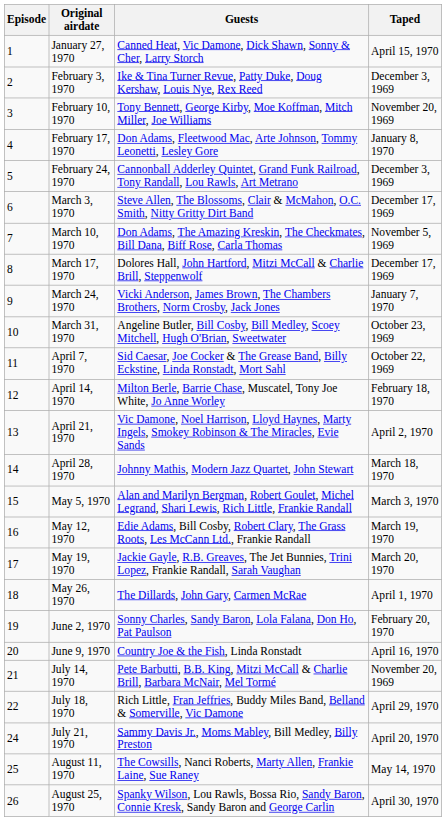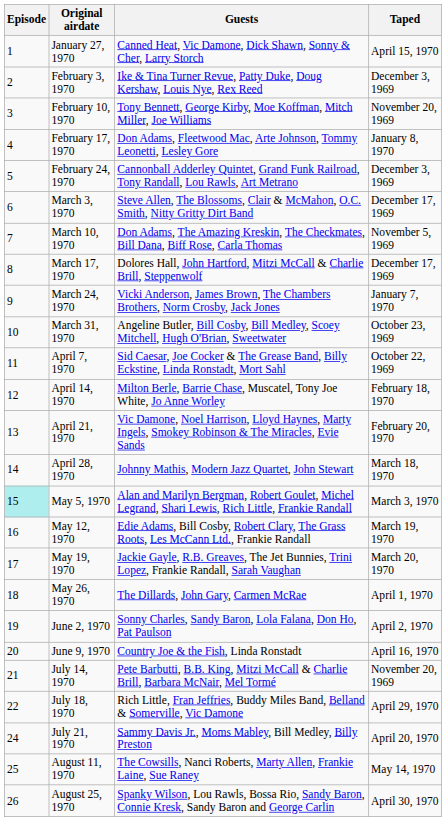(402, 432) April 2, 1970 -> (400, 432) February 20, 1970
(13, 501) no background -> (13, 501) paleturquoise background
(400, 626) February 20, 1970 -> (402, 626) April 2, 1970
